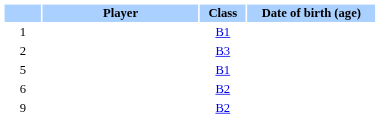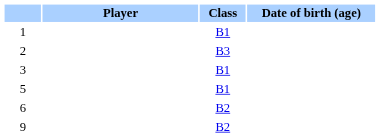+ row: (23, 70)
